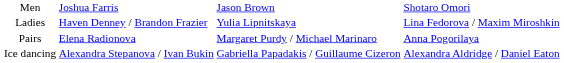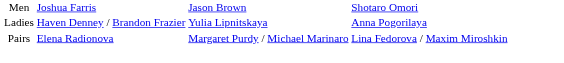(482, 22) Lina Fedorova / Maxim Miroshkin -> (389, 22) Anna Pogorilaya
(441, 38) Anna Pogorilaya -> (429, 38) Lina Fedorova / Maxim Miroshkin
- row: (30, 53)
